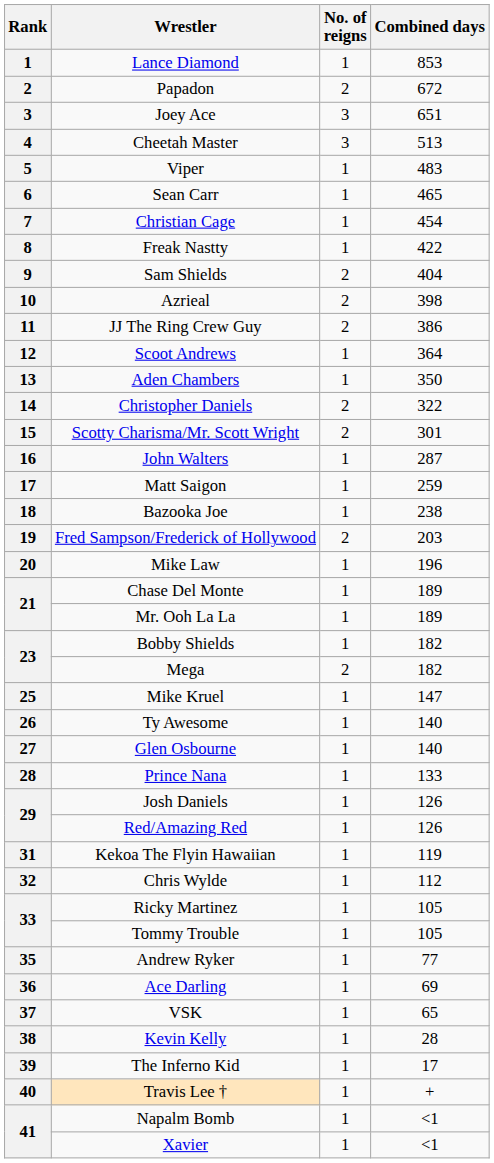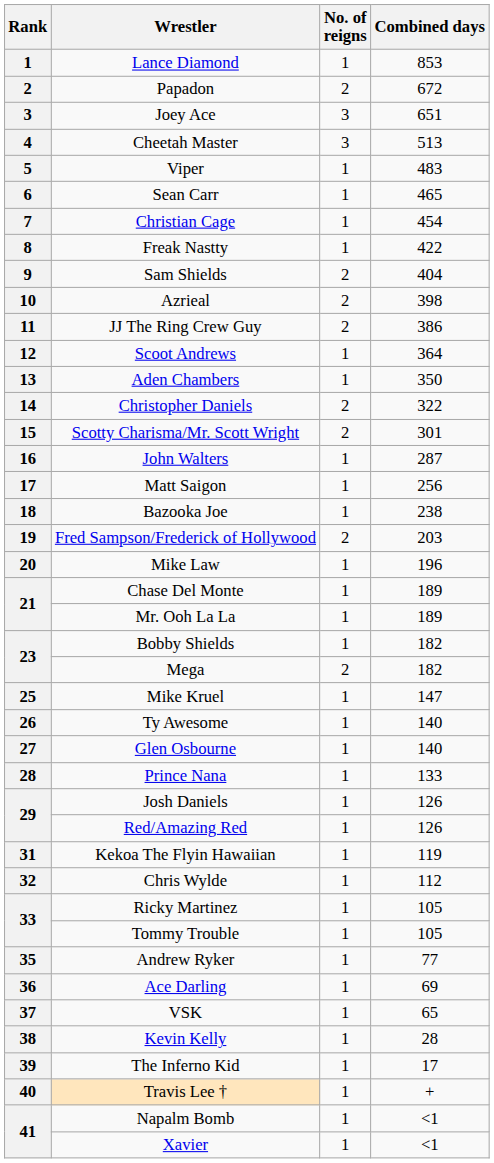(430, 485) 259 -> (430, 485) 256
